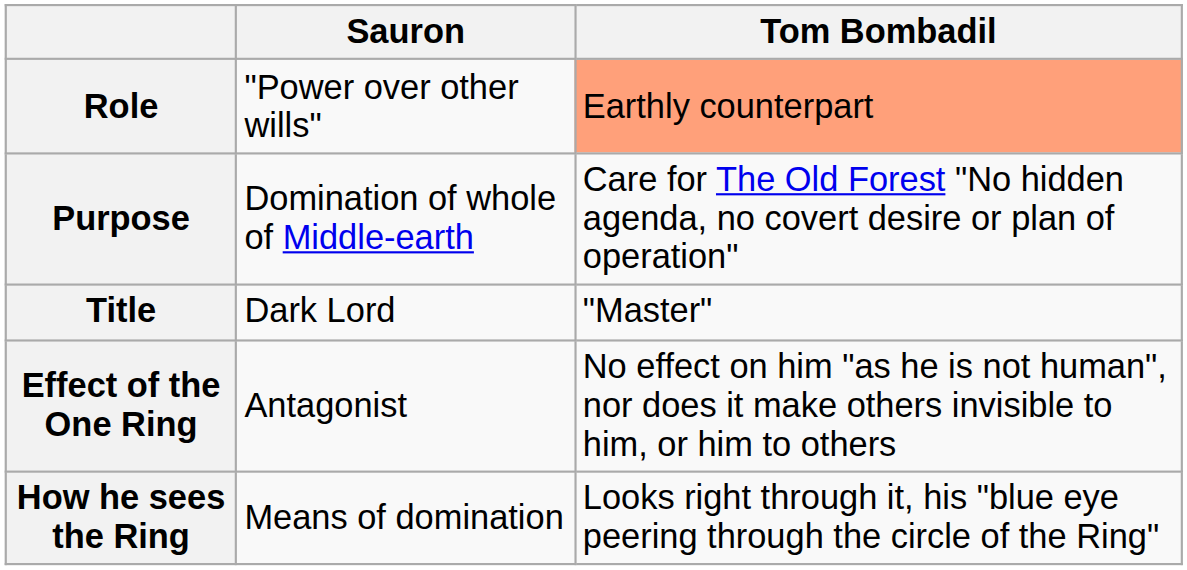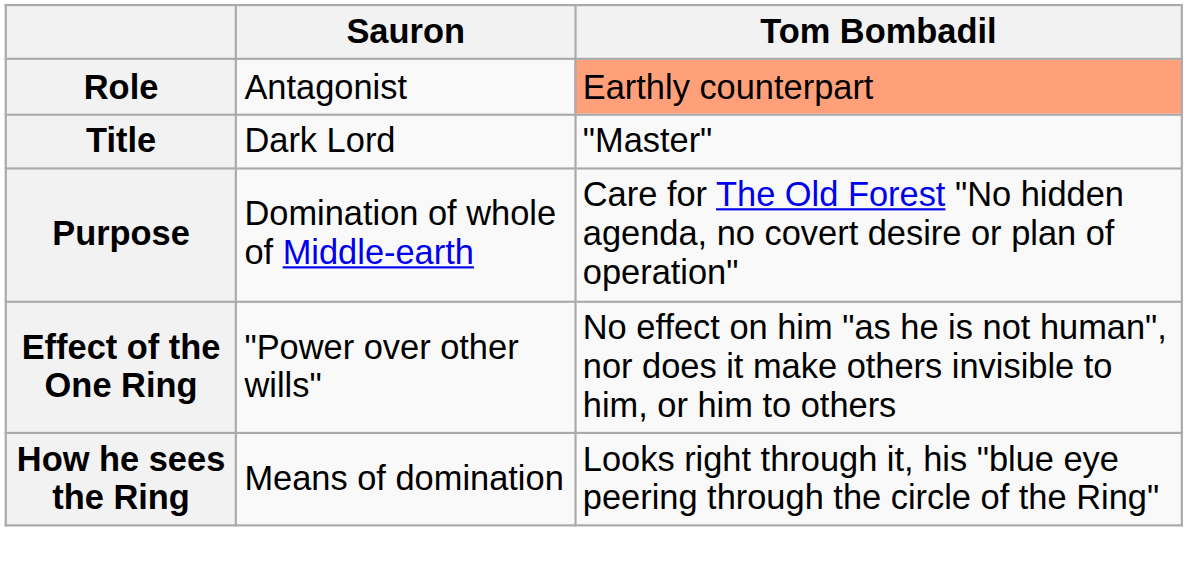(382, 105) "Power over other wills" -> (326, 86) Antagonist
rows swapped: (121, 311) <-> (121, 218)
(326, 404) Antagonist -> (382, 366) "Power over other wills"
